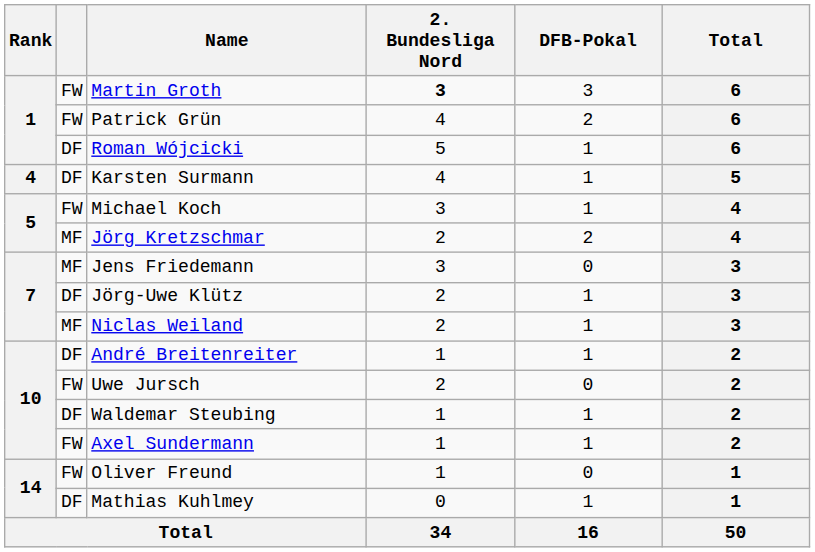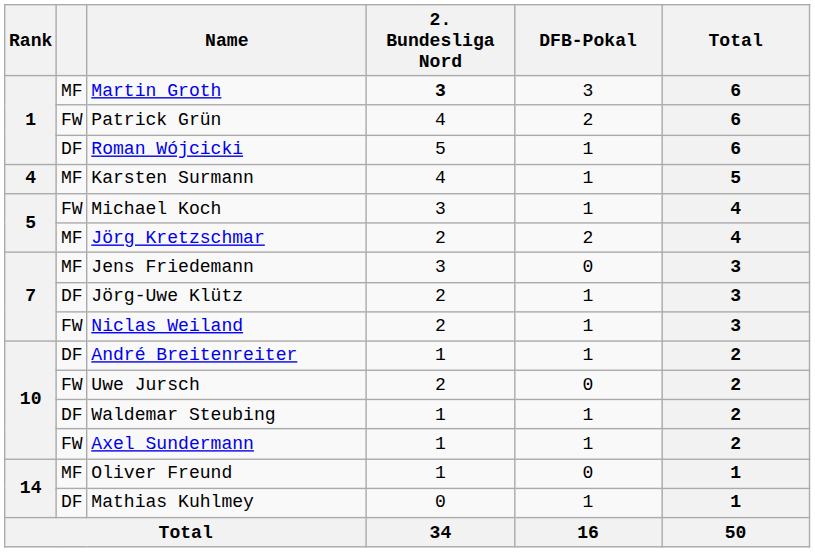(72, 91) FW -> (72, 91) MF
(72, 179) DF -> (72, 179) MF
(72, 326) MF -> (72, 326) FW
(72, 473) FW -> (72, 473) MF
